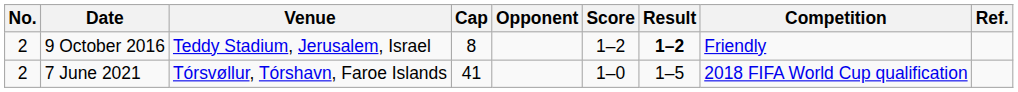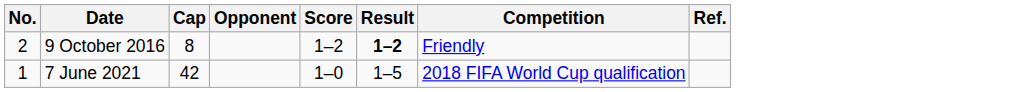- column: (310, 18)
(23, 73) 2 -> (23, 73) 1
(471, 73) 41 -> (189, 73) 42
